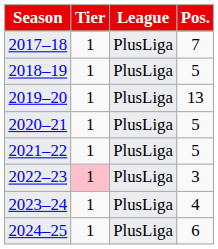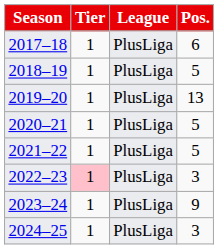(195, 44) 7 -> (195, 44) 6
(195, 204) 4 -> (195, 204) 9
(195, 230) 6 -> (195, 230) 3
